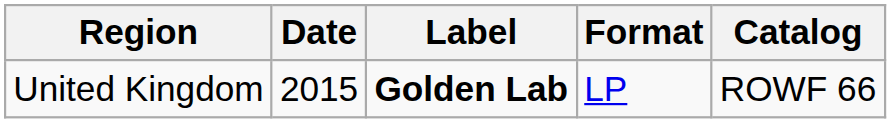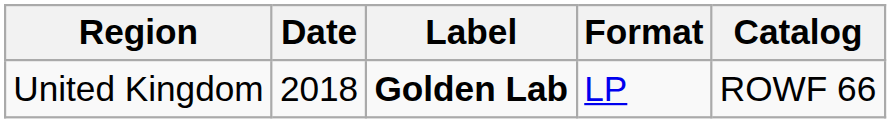(319, 88) 2015 -> (319, 88) 2018
